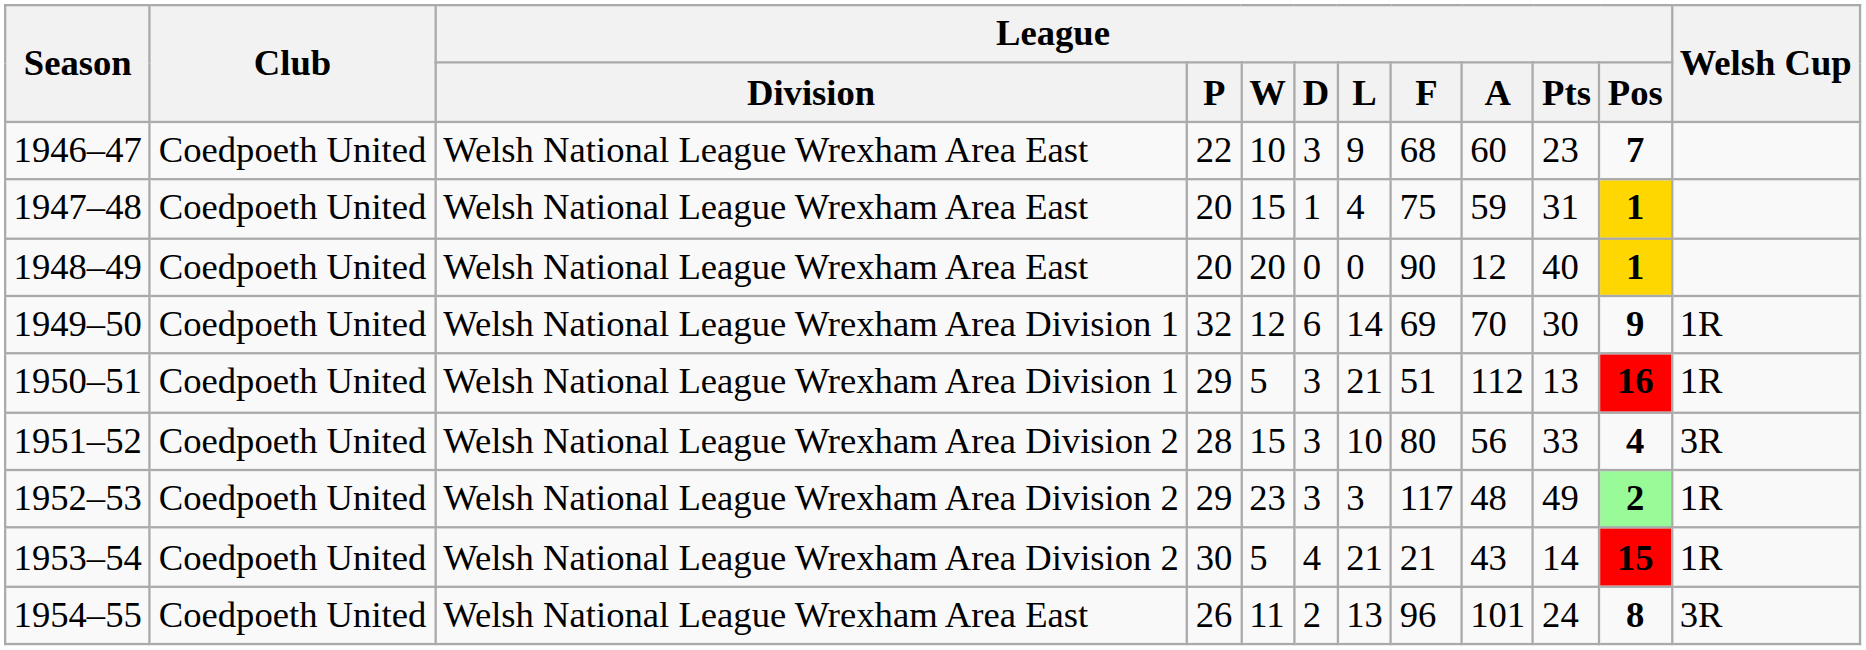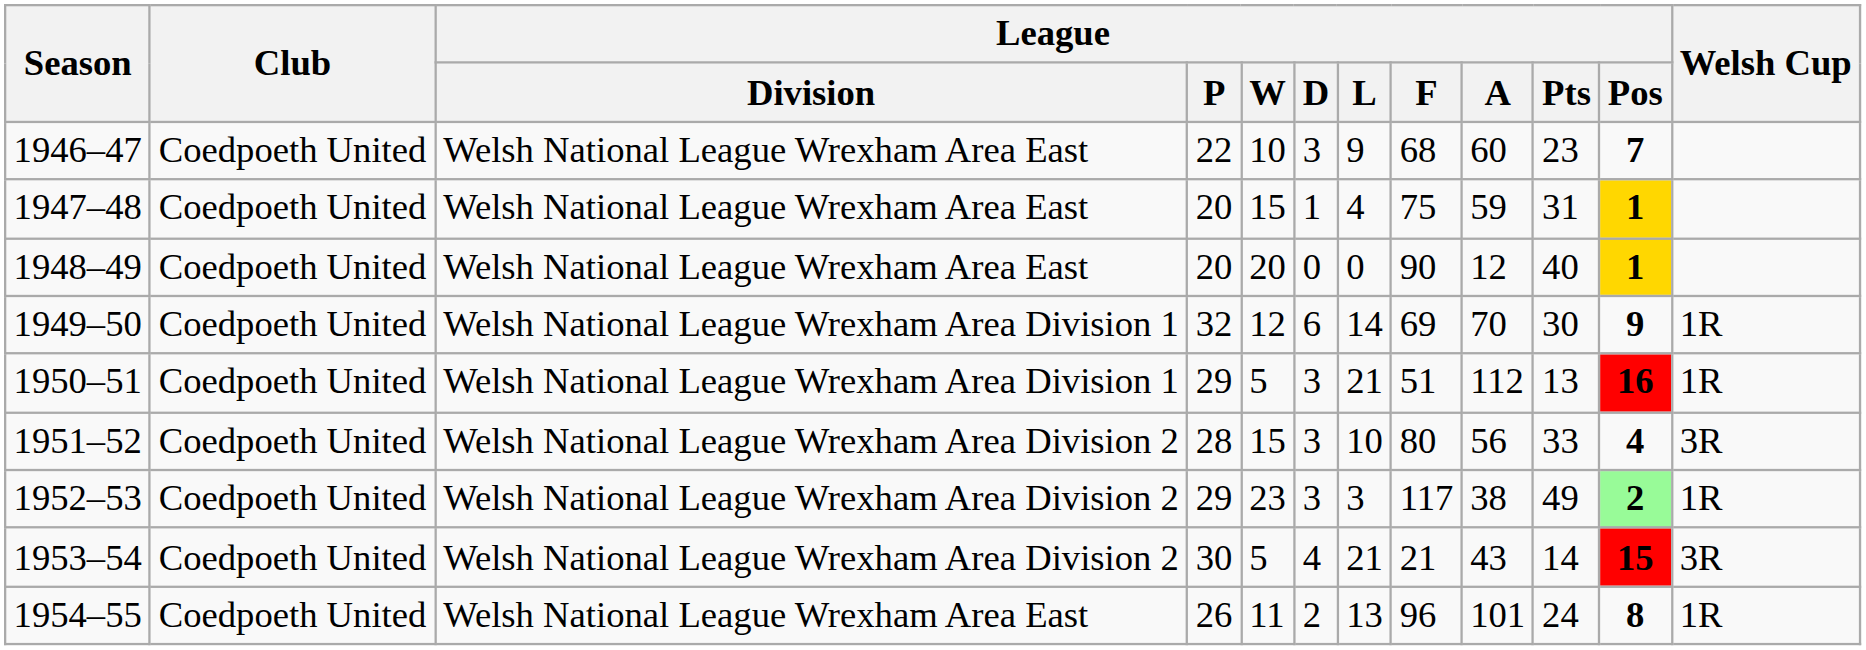(1489, 498) 48 -> (1489, 498) 38
(1701, 556) 1R -> (1701, 556) 3R
(1701, 614) 3R -> (1701, 614) 1R
